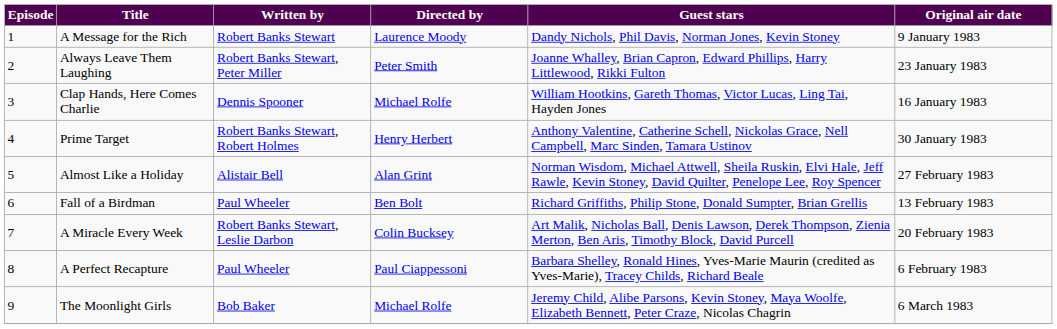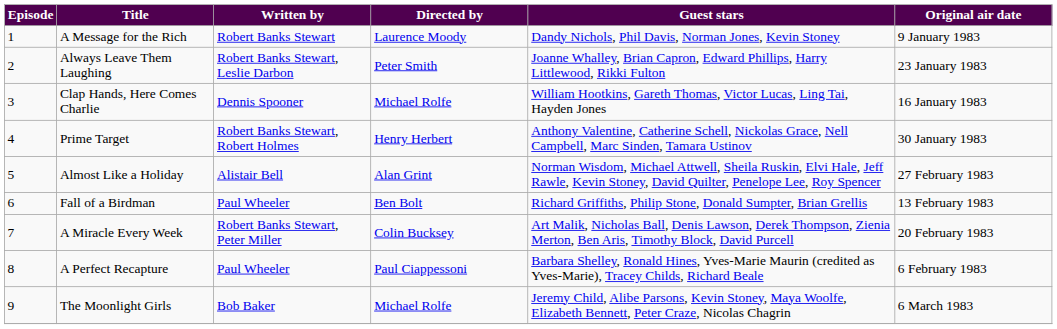(278, 65) Robert Banks Stewart, Peter Miller -> (278, 65) Robert Banks Stewart, Leslie Darbon
(278, 232) Robert Banks Stewart, Leslie Darbon -> (278, 232) Robert Banks Stewart, Peter Miller
